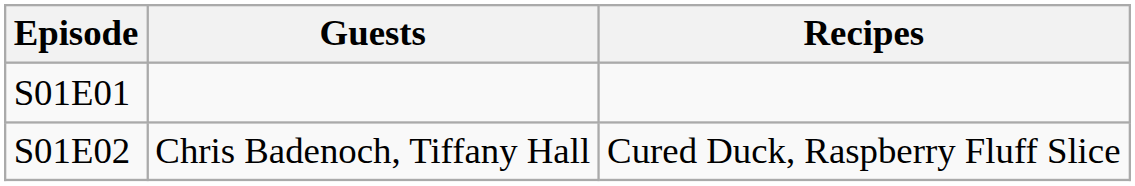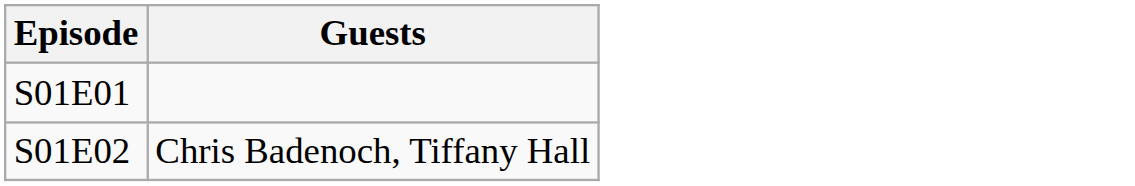- column: (864, 33)
